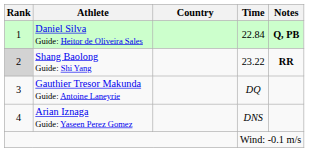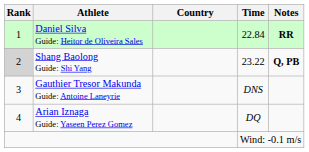(286, 34) Q, PB -> (286, 34) RR
(286, 62) RR -> (286, 62) Q, PB
(253, 90) DQ -> (253, 90) DNS
(253, 117) DNS -> (253, 117) DQ
